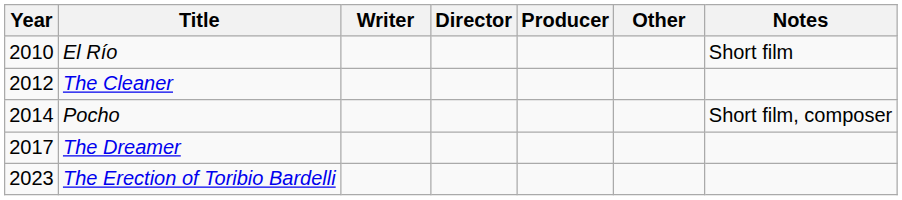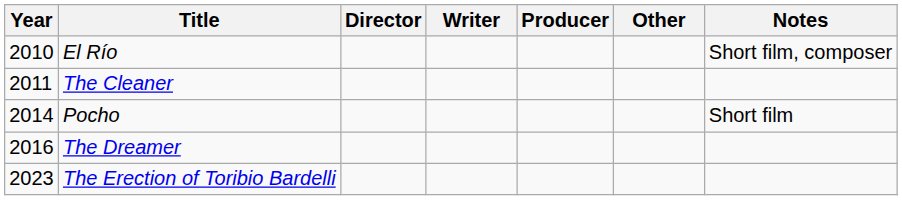columns swapped: (474, 20) <-> (386, 20)
(751, 52) Short film -> (800, 52) Short film, composer
(31, 83) 2012 -> (31, 83) 2011
(800, 115) Short film, composer -> (751, 115) Short film
(31, 147) 2017 -> (31, 147) 2016
